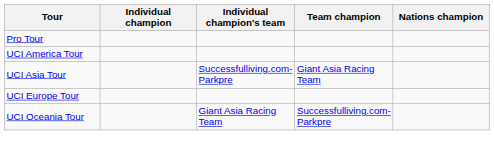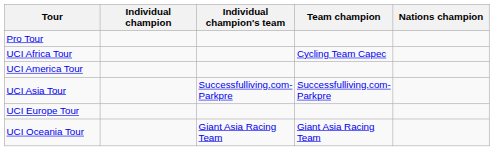+ row: (39, 54)
(336, 75) Giant Asia Racing Team -> (344, 90) Successfulliving.com-Parkpre
(344, 117) Successfulliving.com-Parkpre -> (336, 132) Giant Asia Racing Team
